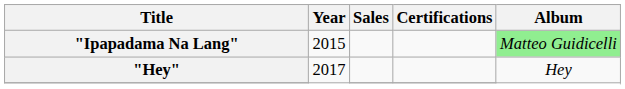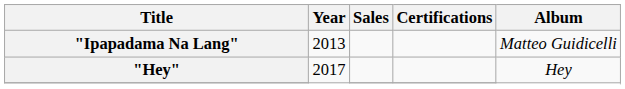(329, 43) 2015 -> (329, 43) 2013
(558, 43) lightgreen background -> (558, 43) no background
